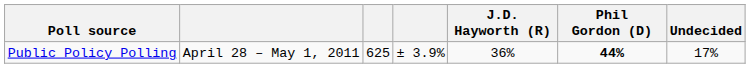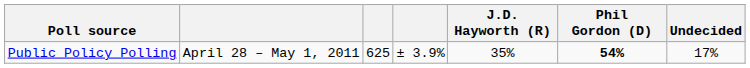(503, 53) 36% -> (503, 53) 35%
(612, 53) 44% -> (612, 53) 54%
